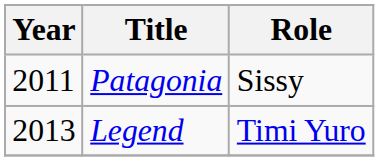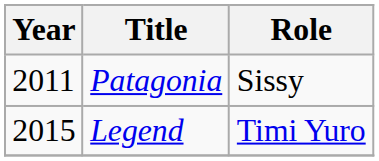(44, 130) 2013 -> (44, 130) 2015
